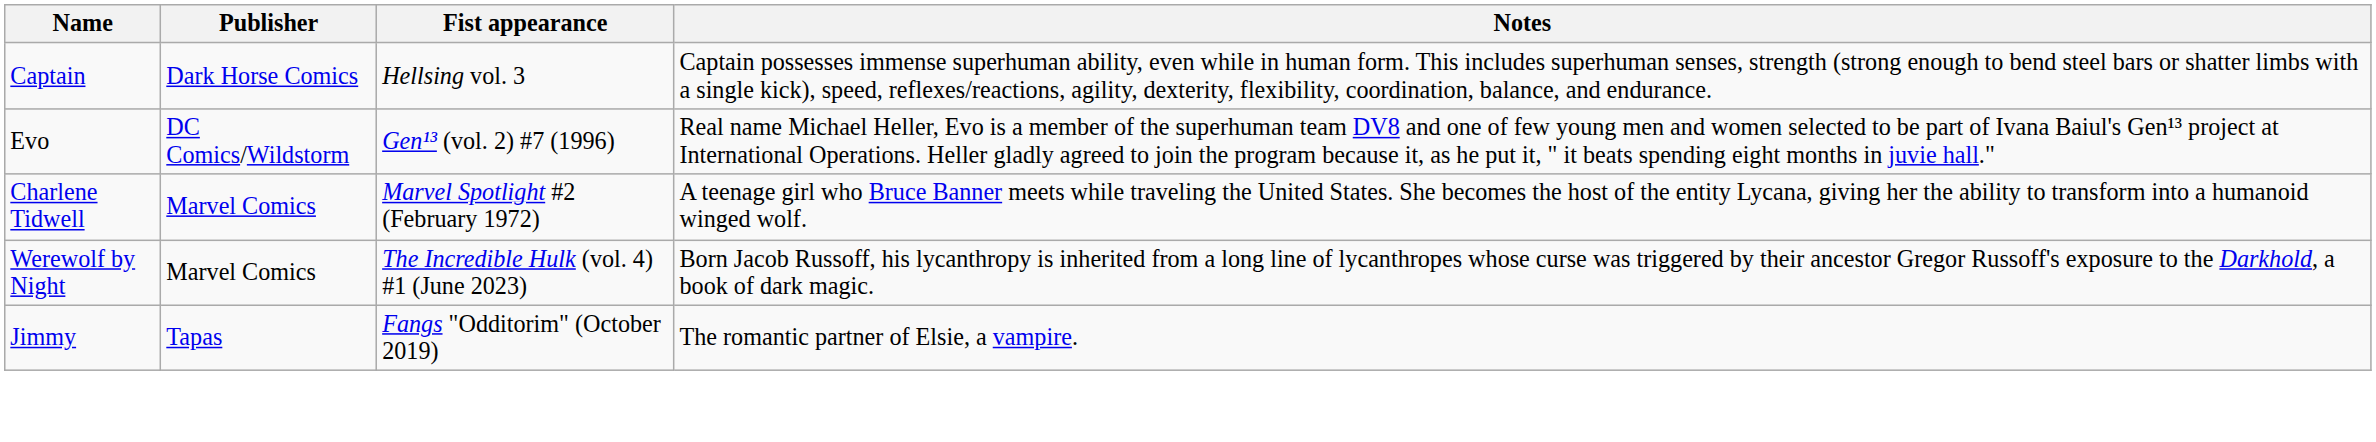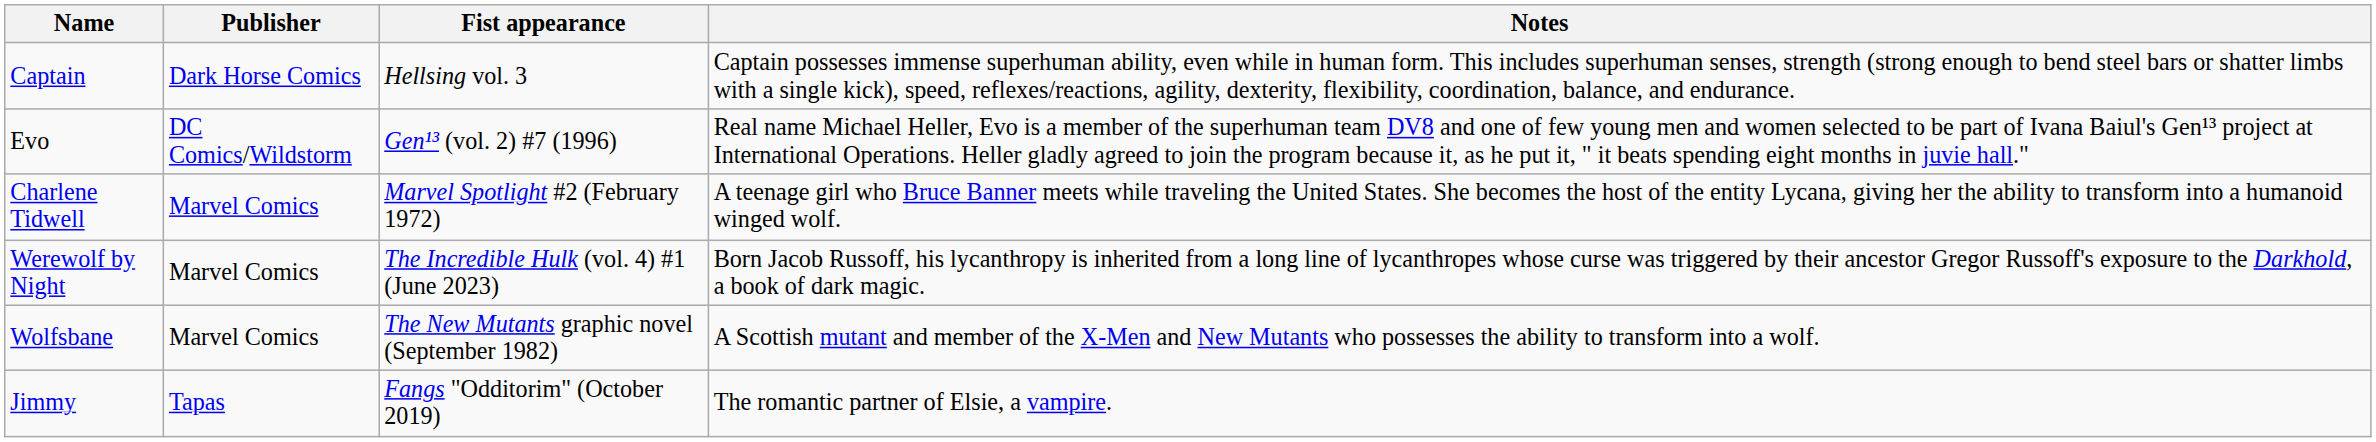+ row: (62, 337)
